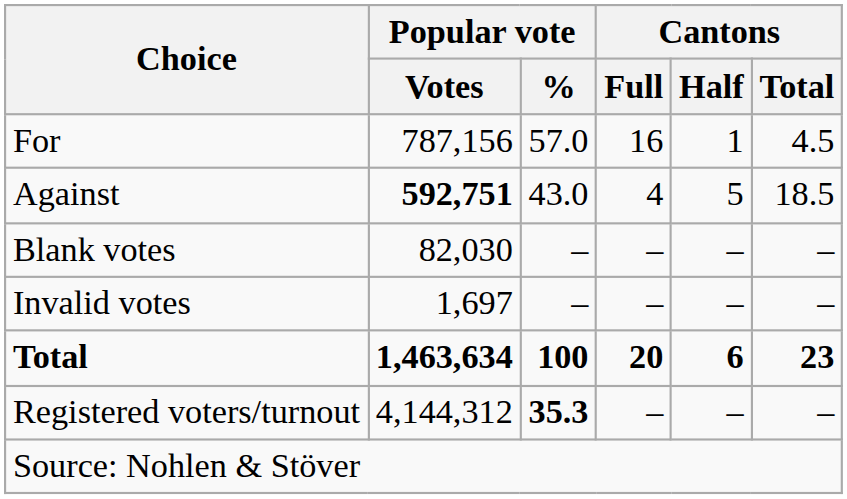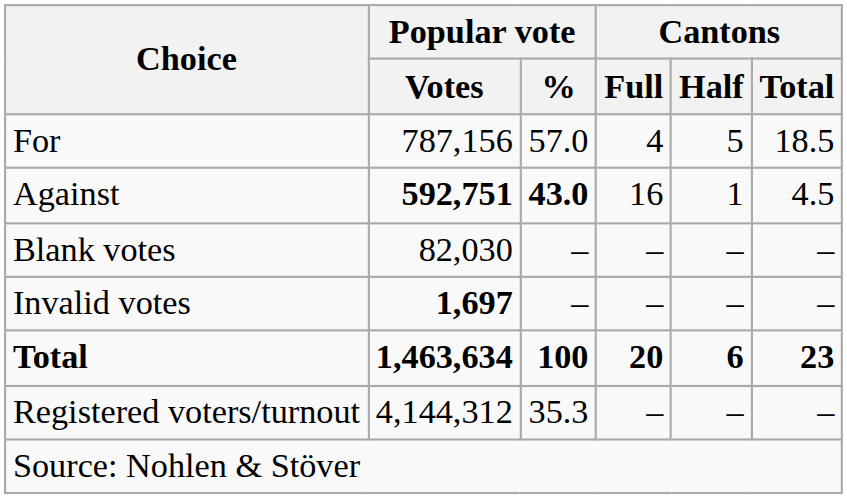(646, 140) 16 -> (655, 140) 4
(735, 140) 1 -> (735, 140) 5
(813, 140) 4.5 -> (804, 140) 18.5
(559, 194) normal -> (559, 194) bold
(655, 194) 4 -> (646, 194) 16
(735, 194) 5 -> (735, 194) 1
(804, 194) 18.5 -> (813, 194) 4.5
(474, 303) normal -> (474, 303) bold
(559, 411) bold -> (559, 411) normal
